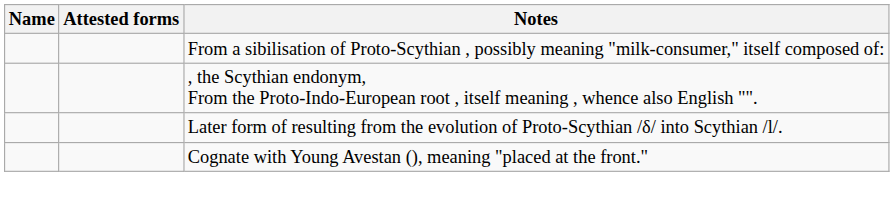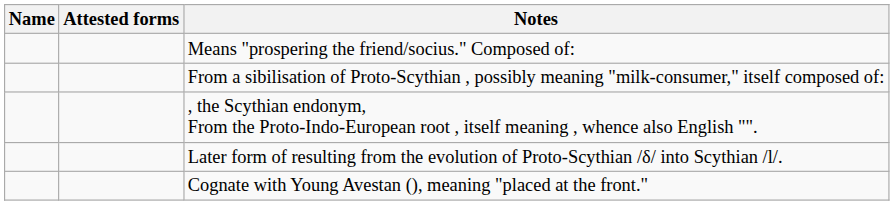+ row: (381, 48)
